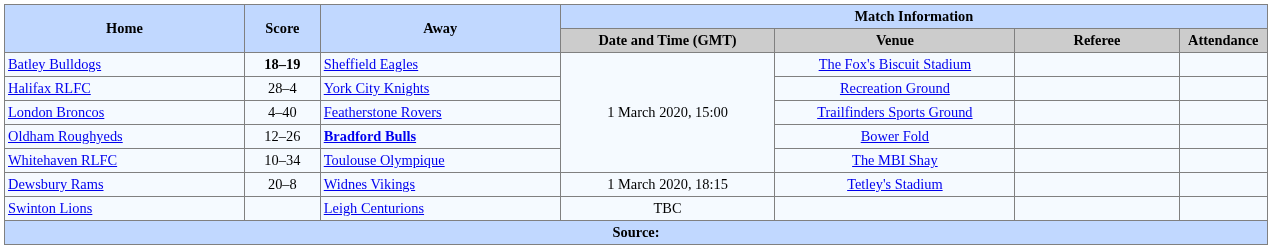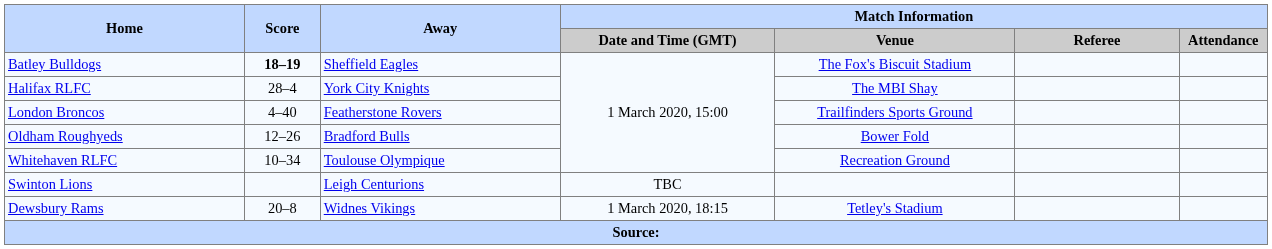(895, 88) Recreation Ground -> (895, 88) The MBI Shay
(370, 136) bold -> (367, 136) normal
(895, 160) The MBI Shay -> (895, 160) Recreation Ground
rows swapped: (56, 184) <-> (50, 208)
